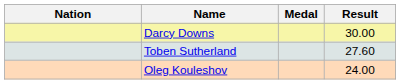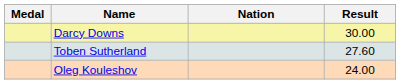columns swapped: (301, 14) <-> (73, 14)
